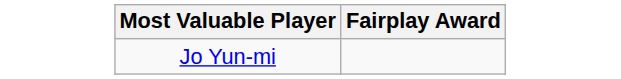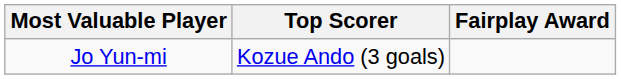+ column: (341, 21)
